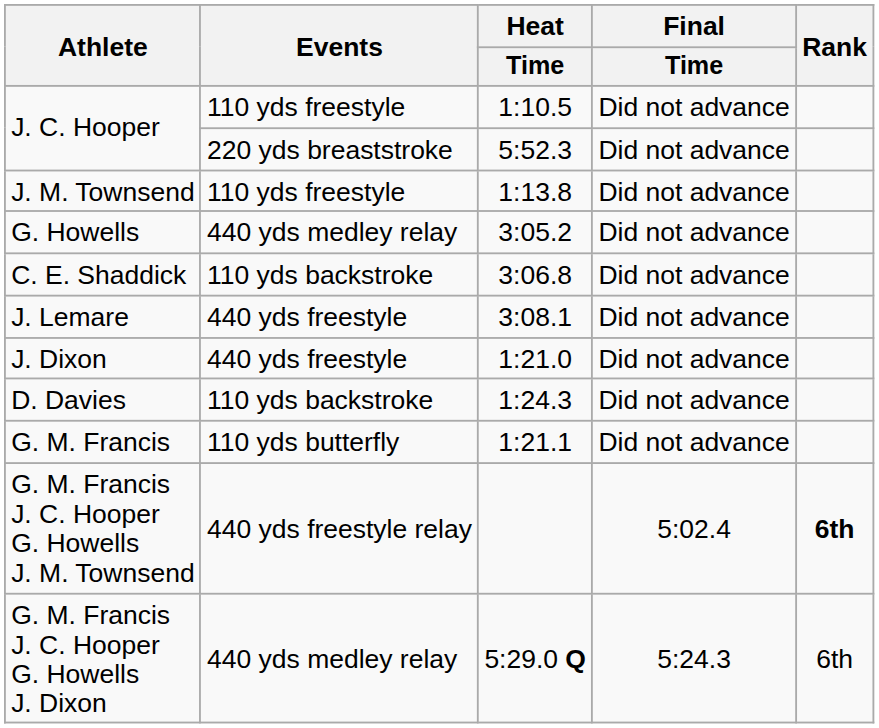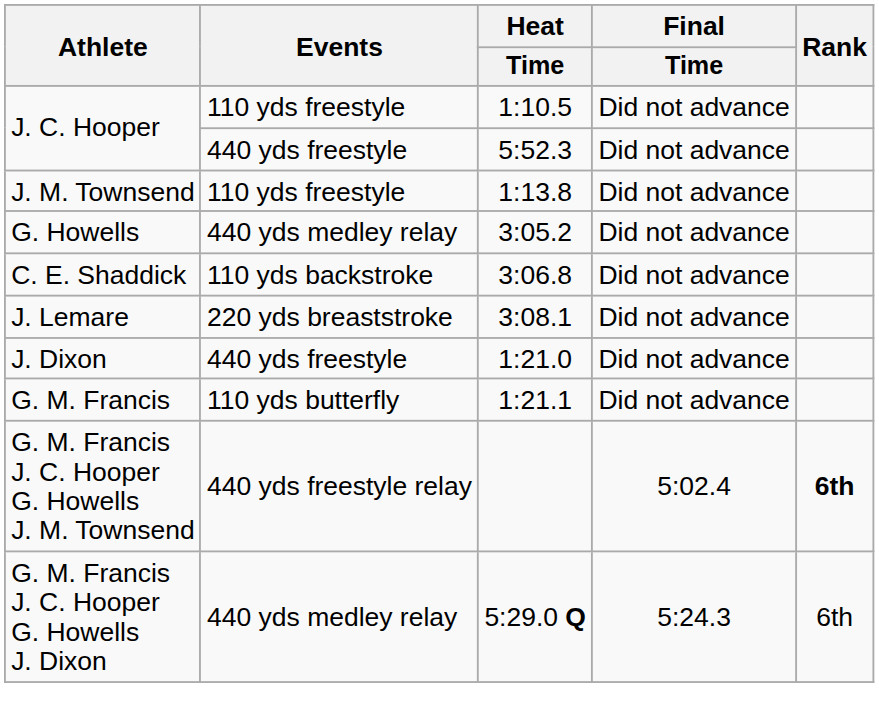(330, 149) 220 yds breaststroke -> (307, 149) 440 yds freestyle
(307, 317) 440 yds freestyle -> (330, 317) 220 yds breaststroke
- row: (69, 401)
